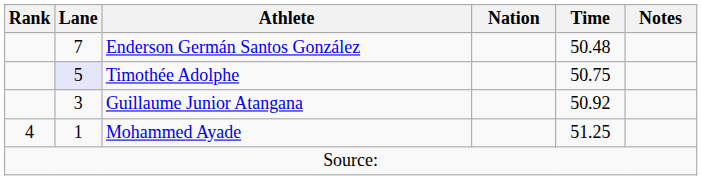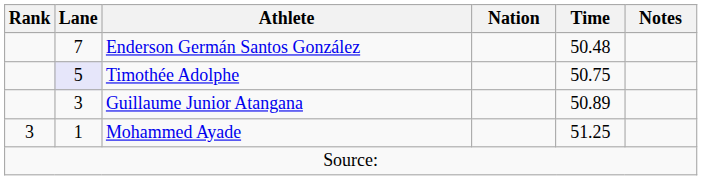(590, 103) 50.92 -> (590, 103) 50.89
(30, 132) 4 -> (30, 132) 3
